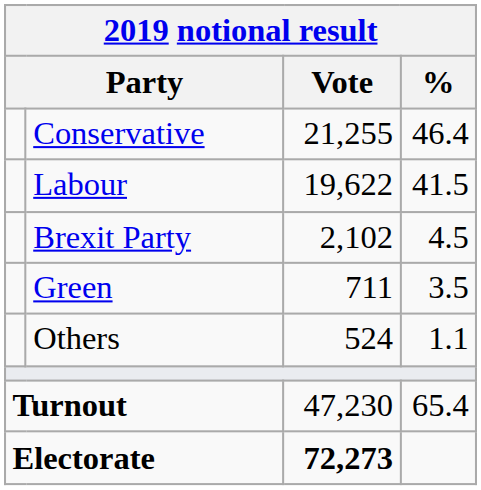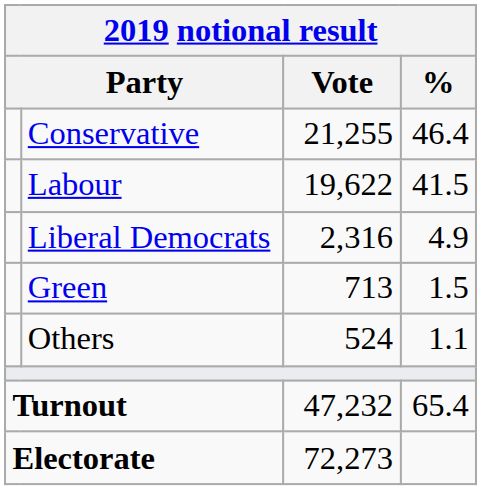+ row: (149, 236)
- row: (112, 236)
(369, 287) 711 -> (369, 287) 713
(448, 287) 3.5 -> (448, 287) 1.5
(348, 405) 47,230 -> (348, 405) 47,232
(348, 457) bold -> (348, 457) normal
